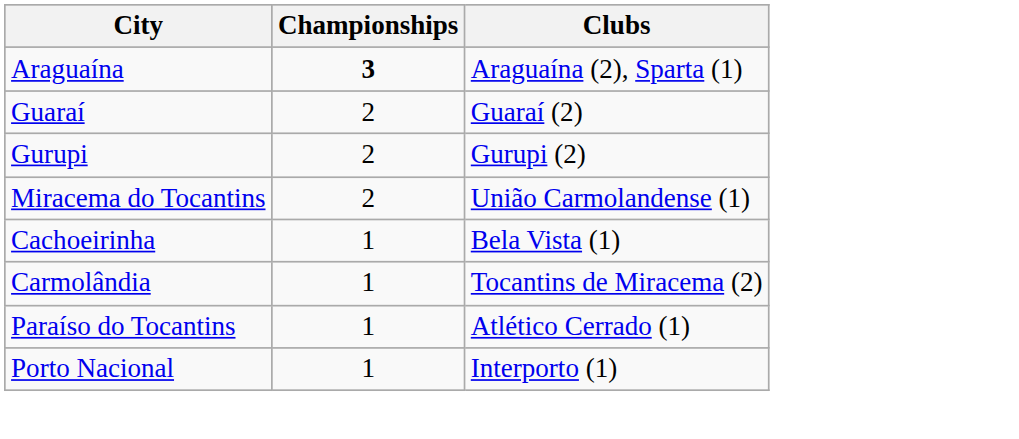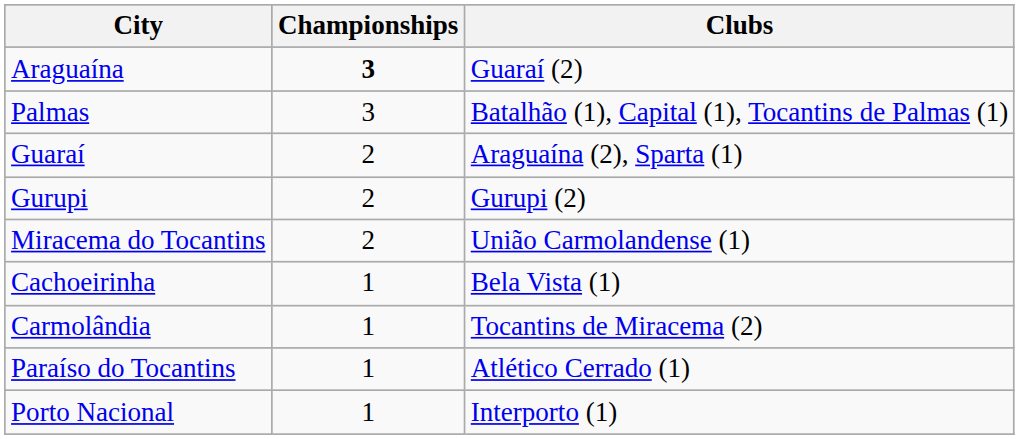(607, 68) Araguaína (2), Sparta (1) -> (527, 68) Guaraí (2)
+ row: (50, 111)
(527, 111) Guaraí (2) -> (607, 154) Araguaína (2), Sparta (1)
